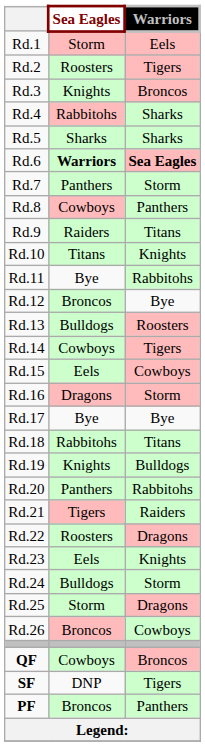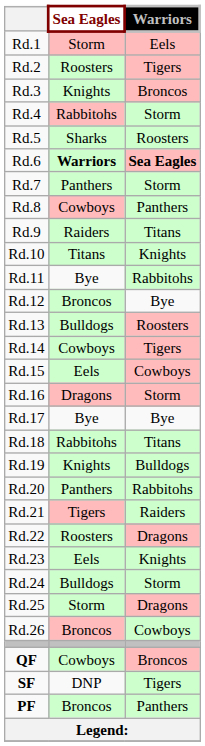(162, 114) Sharks -> (162, 114) Storm
(162, 137) Sharks -> (162, 137) Roosters
